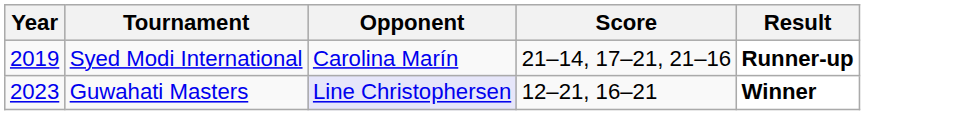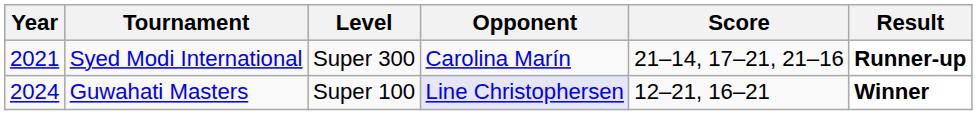+ column: (364, 23)
(35, 58) 2019 -> (35, 58) 2021
(35, 93) 2023 -> (35, 93) 2024
